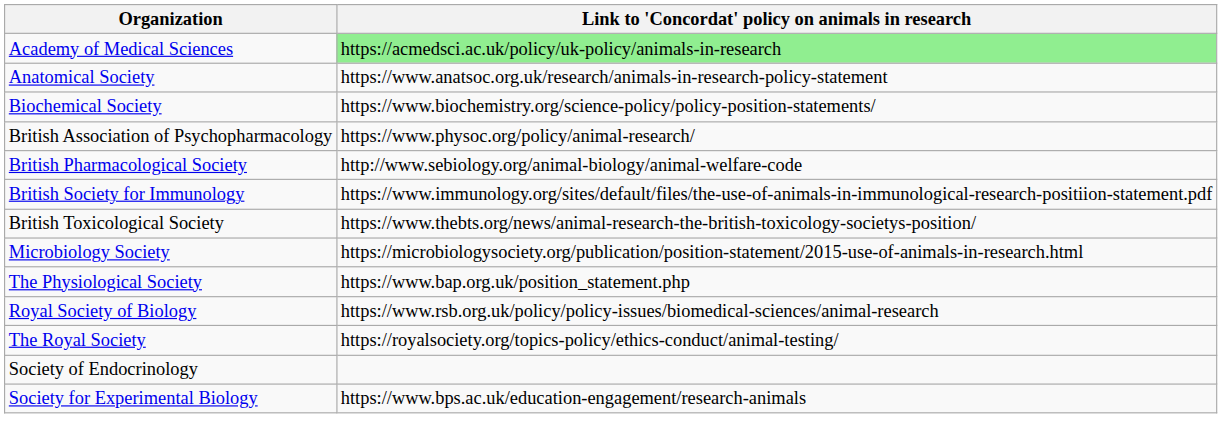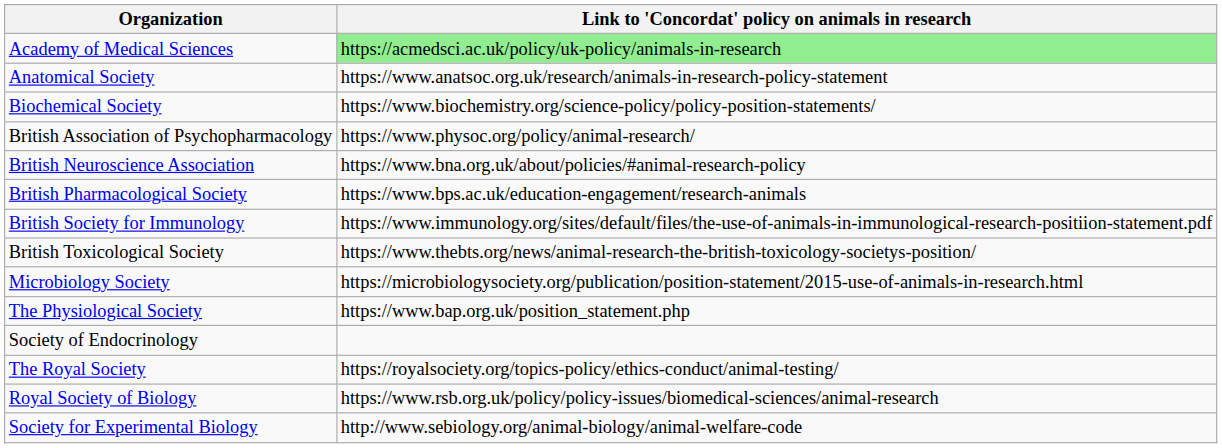+ row: (131, 164)
(571, 164) http://www.sebiology.org/animal-biology/animal-welfare-code -> (573, 194) https://www.bps.ac.uk/education-engagement/research-animals
rows swapped: (103, 310) <-> (103, 369)
(573, 398) https://www.bps.ac.uk/education-engagement/research-animals -> (571, 427) http://www.sebiology.org/animal-biology/animal-welfare-code
